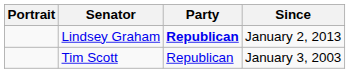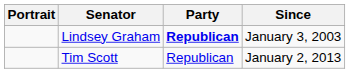(293, 36) January 2, 2013 -> (293, 36) January 3, 2003
(293, 57) January 3, 2003 -> (293, 57) January 2, 2013
